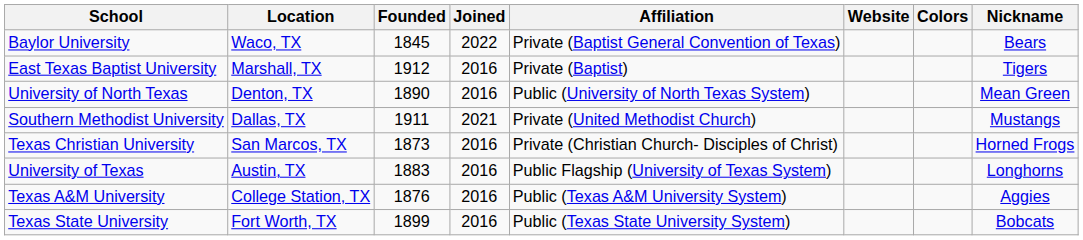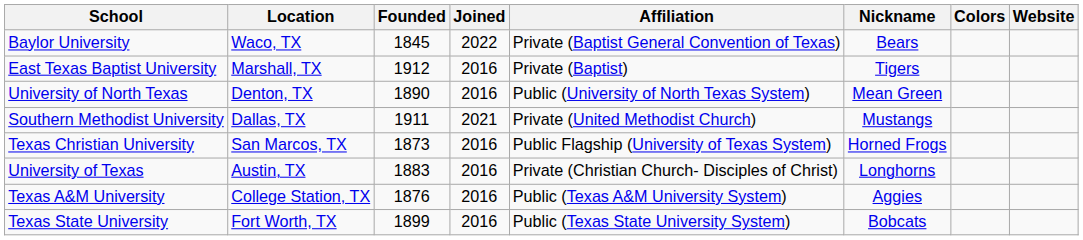columns swapped: (1025, 17) <-> (879, 17)
(675, 145) Private (Christian Church- Disciples of Christ) -> (672, 145) Public Flagship (University of Texas System)
(672, 171) Public Flagship (University of Texas System) -> (675, 171) Private (Christian Church- Disciples of Christ)
